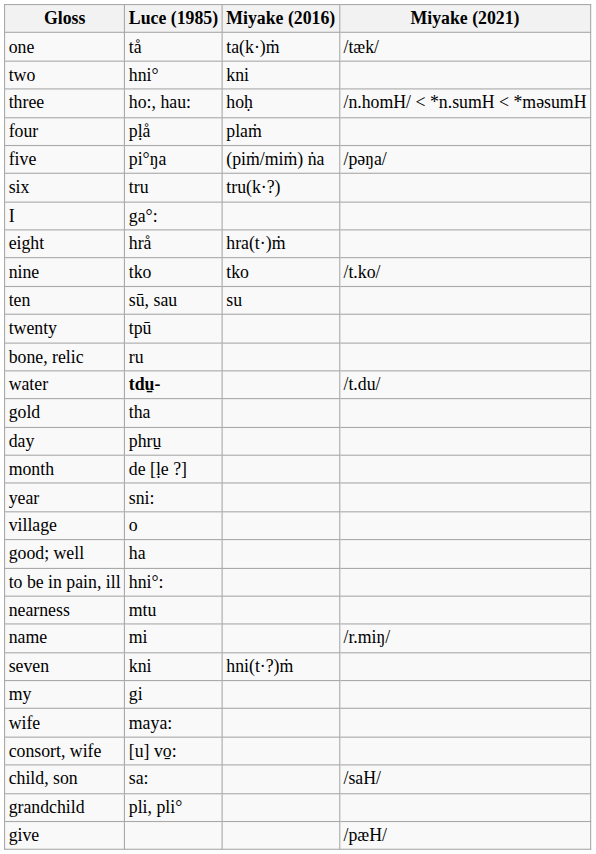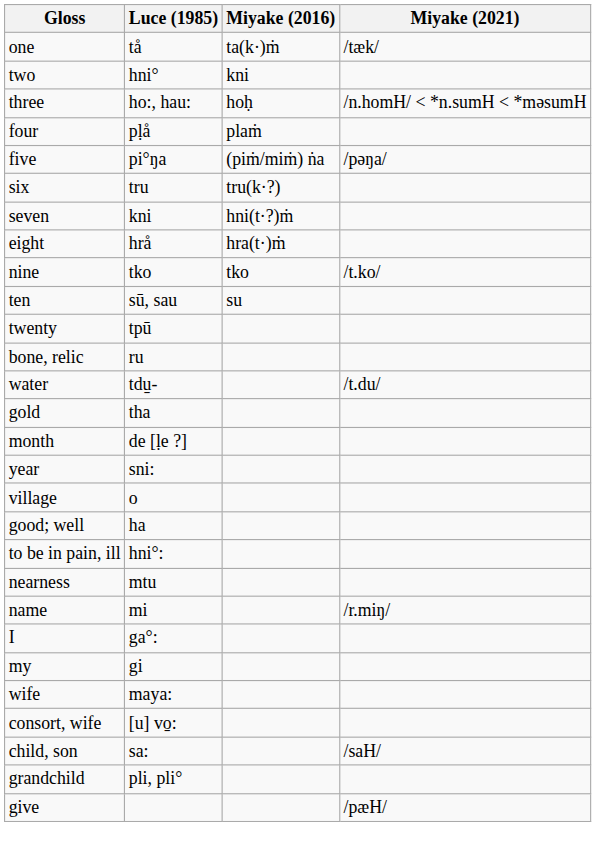rows swapped: (29, 666) <-> (12, 215)
(145, 384) bold -> (143, 384) normal
- row: (21, 441)
